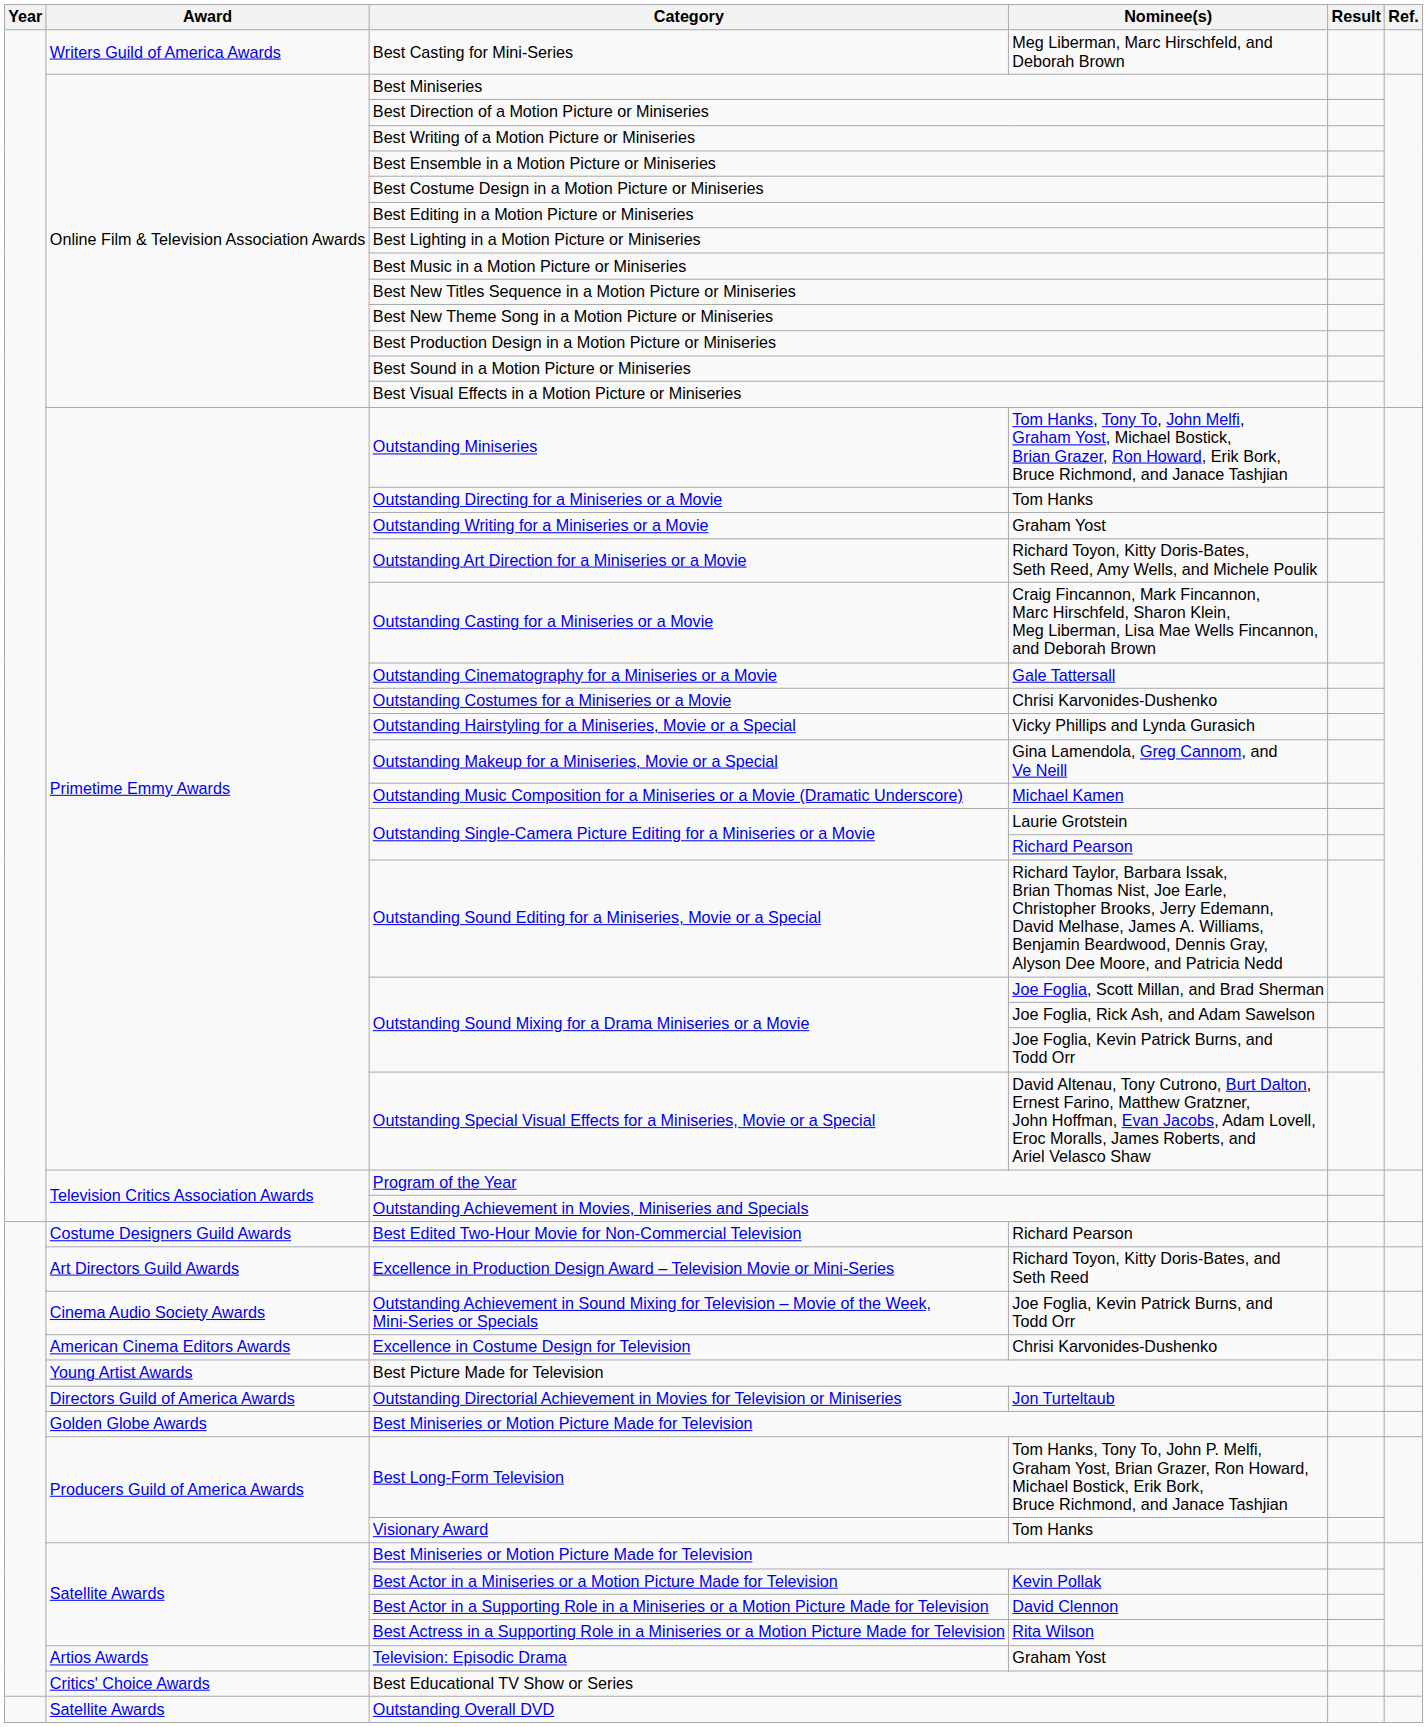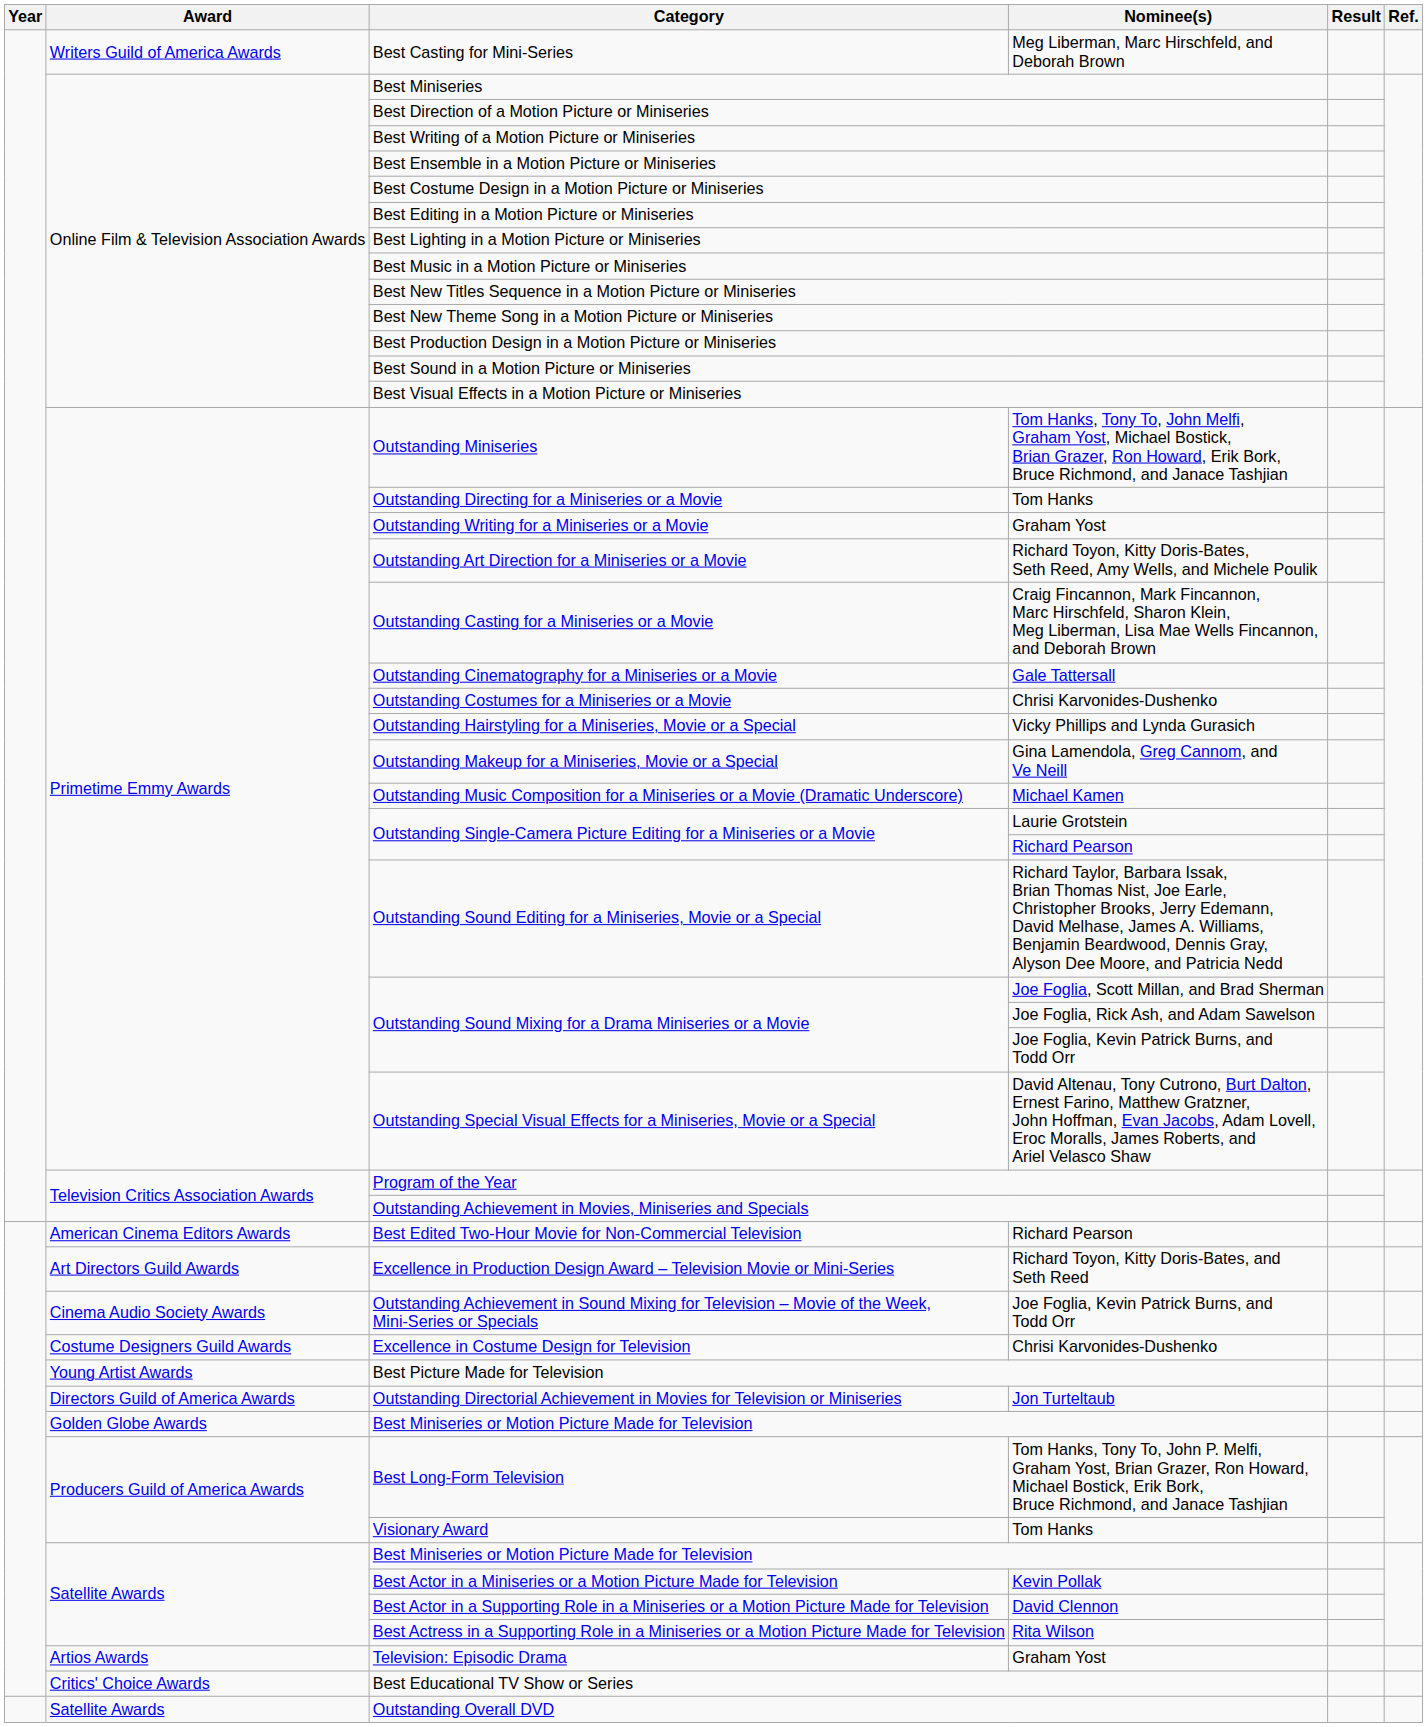(170, 1234) Costume Designers Guild Awards -> (170, 1234) American Cinema Editors Awards
(170, 1347) American Cinema Editors Awards -> (170, 1347) Costume Designers Guild Awards
